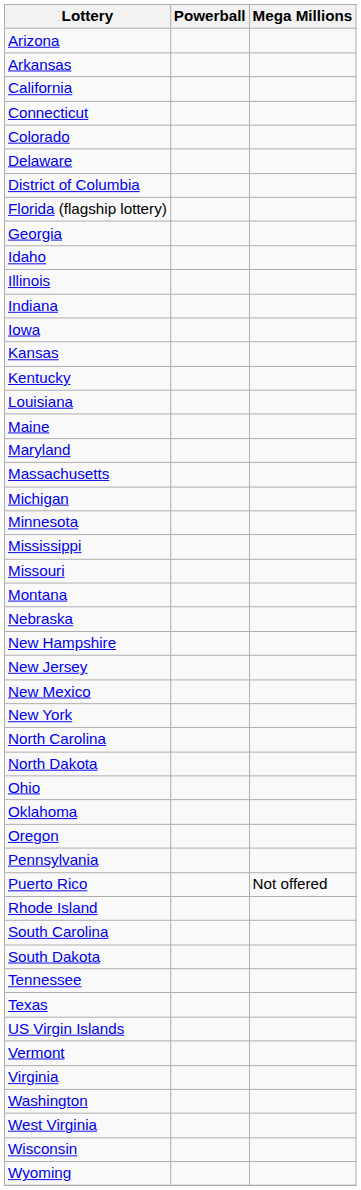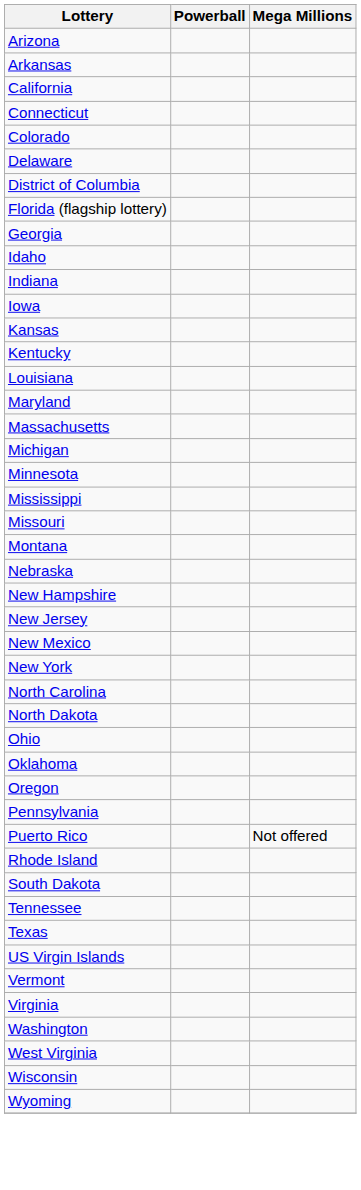- row: (29, 281)
- row: (29, 426)
- row: (58, 932)
